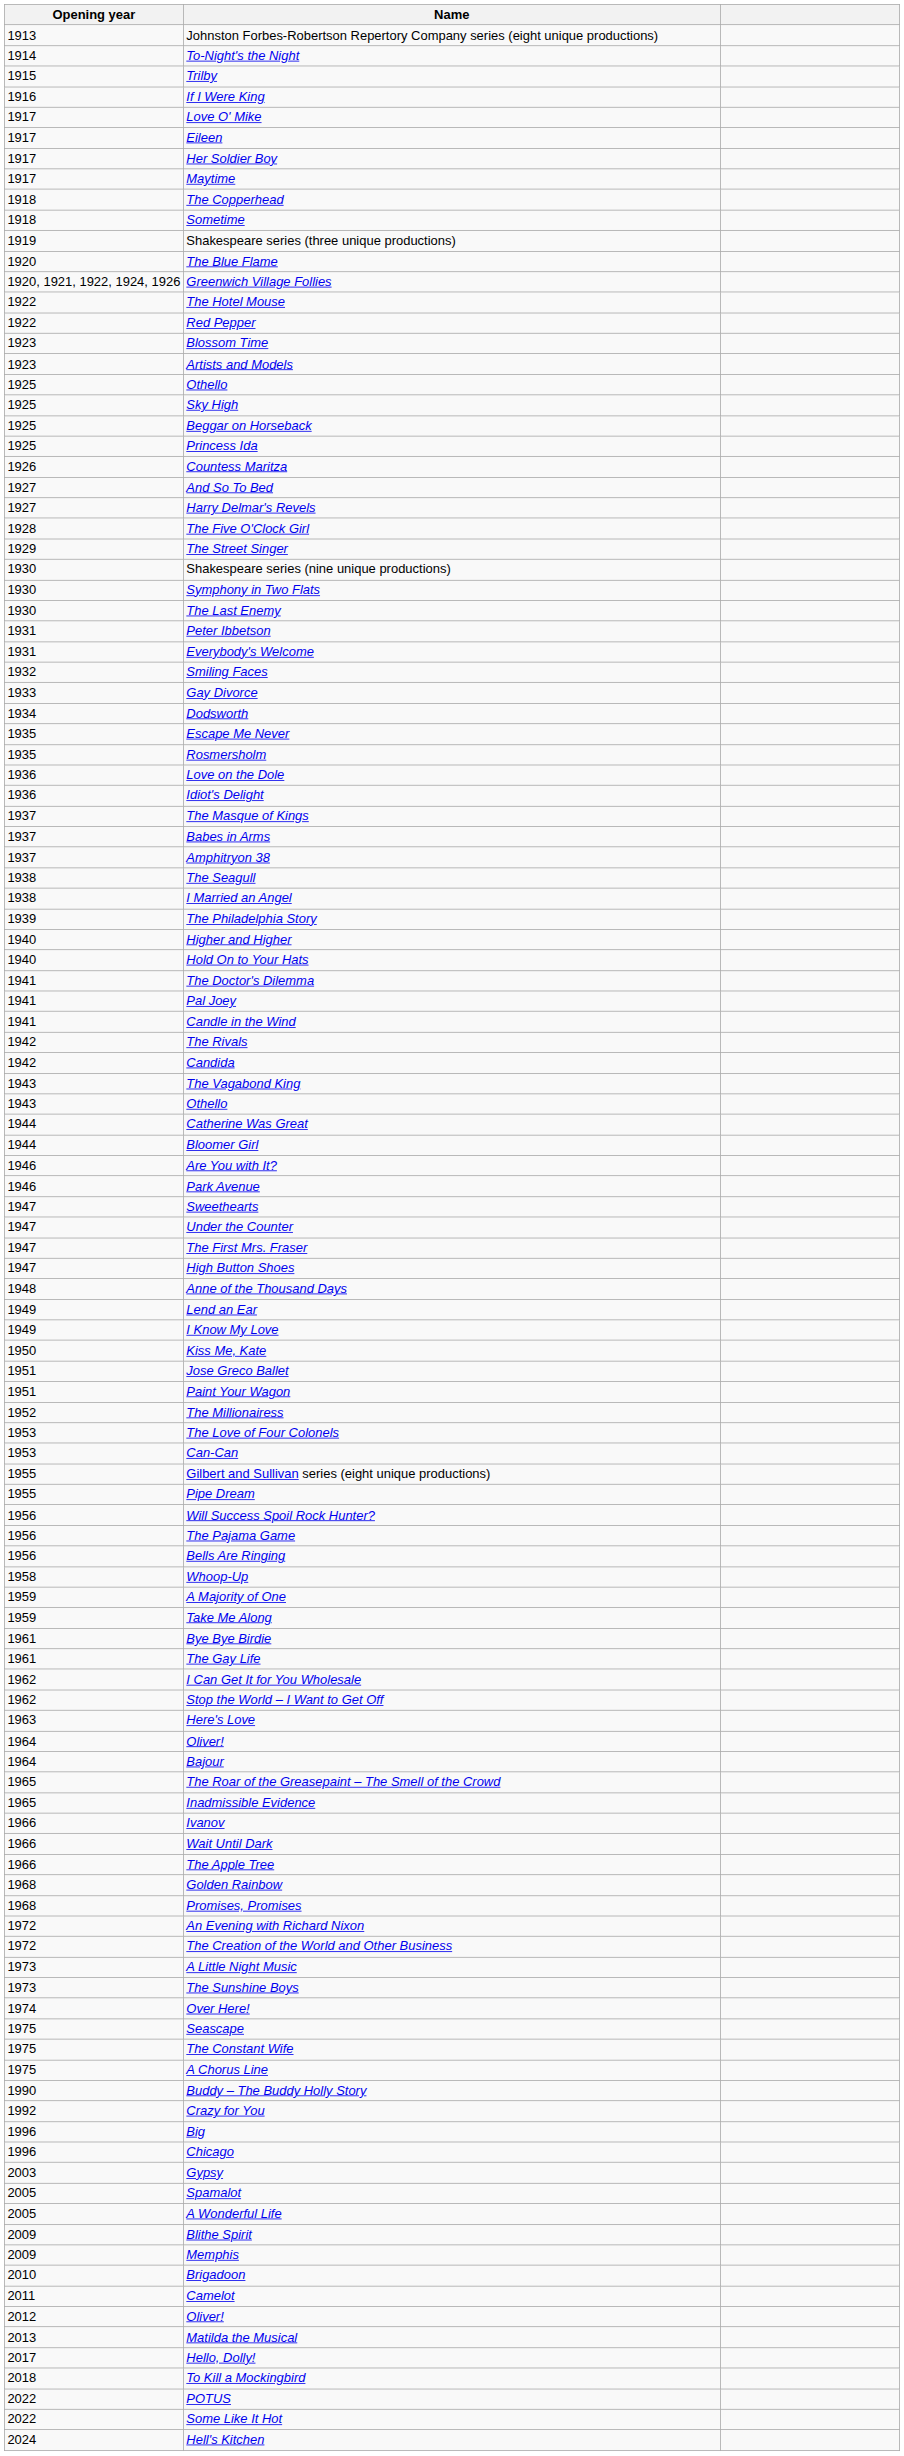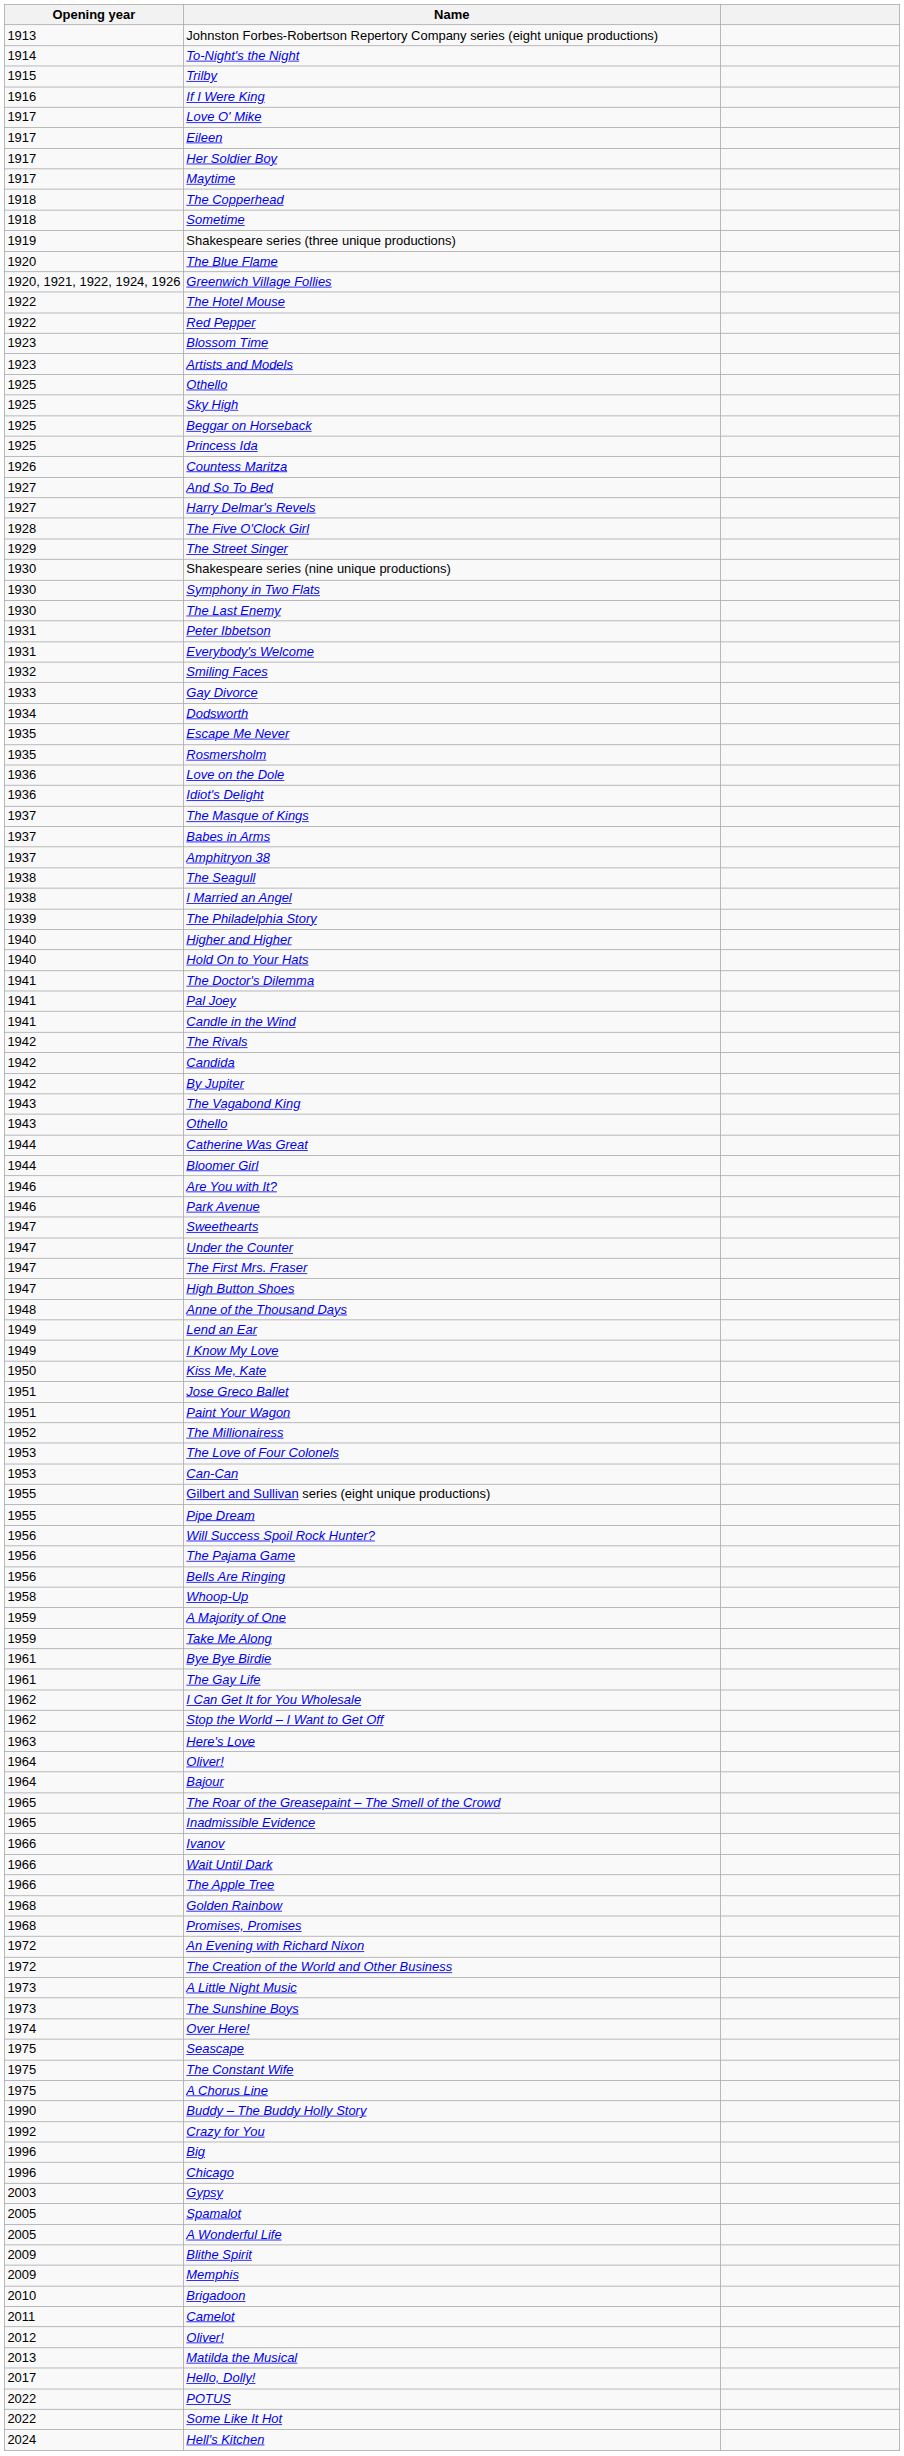+ row: (22, 1083)
- row: (22, 2378)
